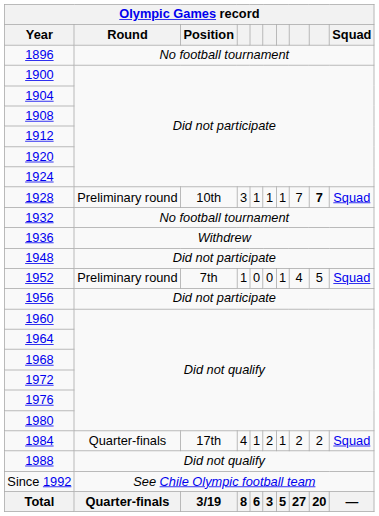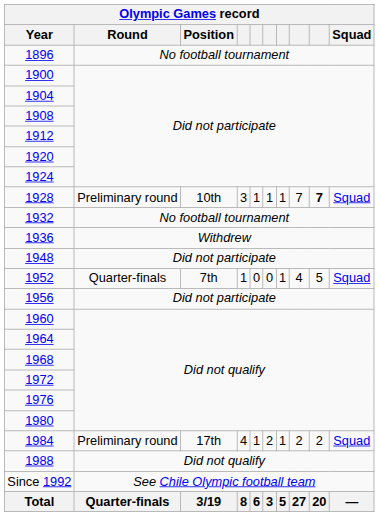(127, 278) Preliminary round -> (127, 278) Quarter-finals
(127, 440) Quarter-finals -> (127, 440) Preliminary round
